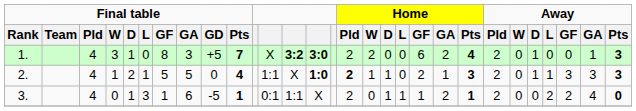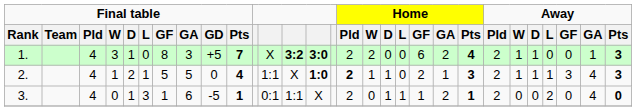(519, 55) 0 -> (519, 55) 1
(519, 75) 0 -> (519, 75) 1
(593, 75) 3 -> (593, 75) 4
(568, 95) 2 -> (568, 95) 0
